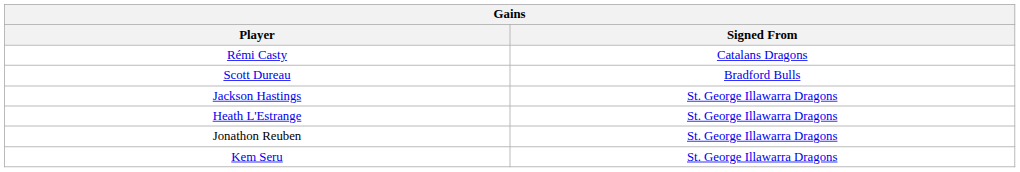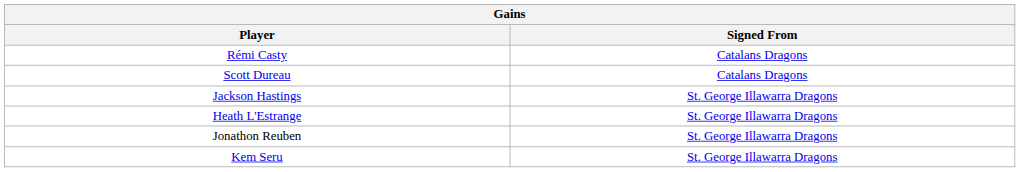(762, 75) Bradford Bulls -> (762, 75) Catalans Dragons
